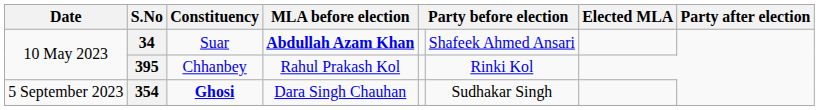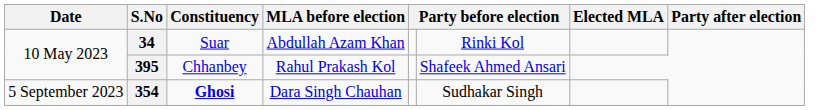(340, 42) bold -> (336, 42) normal
(502, 42) Shafeek Ahmed Ansari -> (493, 42) Rinki Kol
(502, 67) Rinki Kol -> (493, 67) Shafeek Ahmed Ansari
